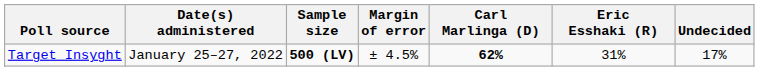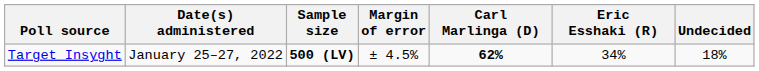(613, 55) 31% -> (613, 55) 34%
(715, 55) 17% -> (715, 55) 18%
